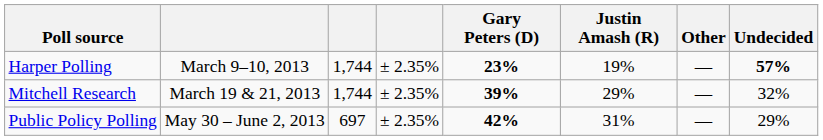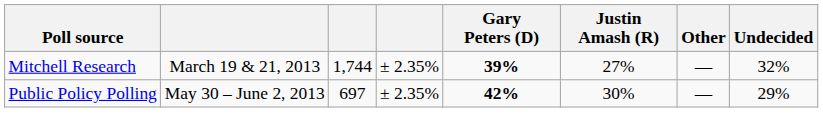- row: (60, 65)
(619, 93) 29% -> (619, 65) 27%
(619, 120) 31% -> (619, 93) 30%
